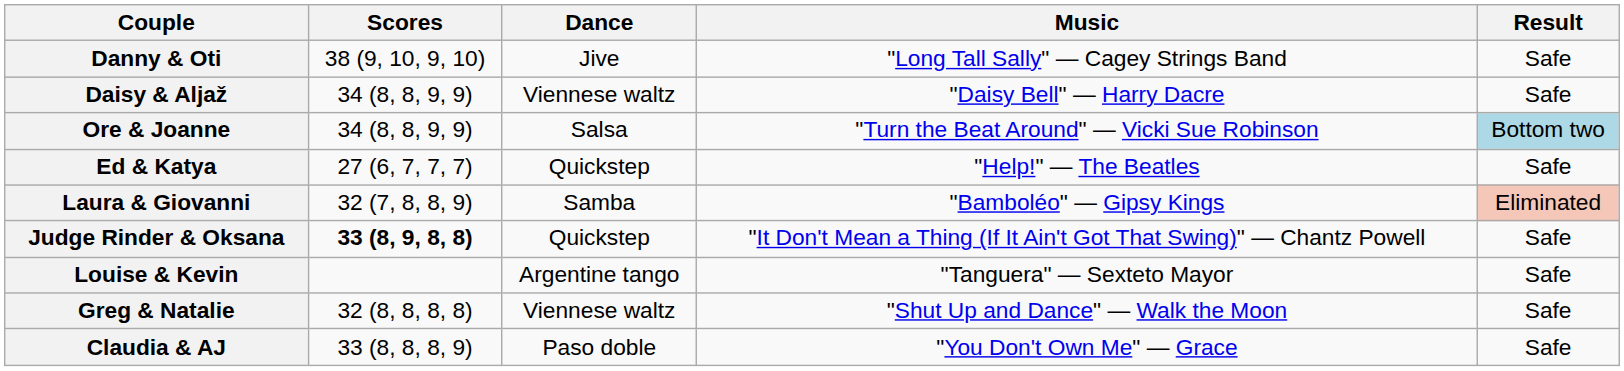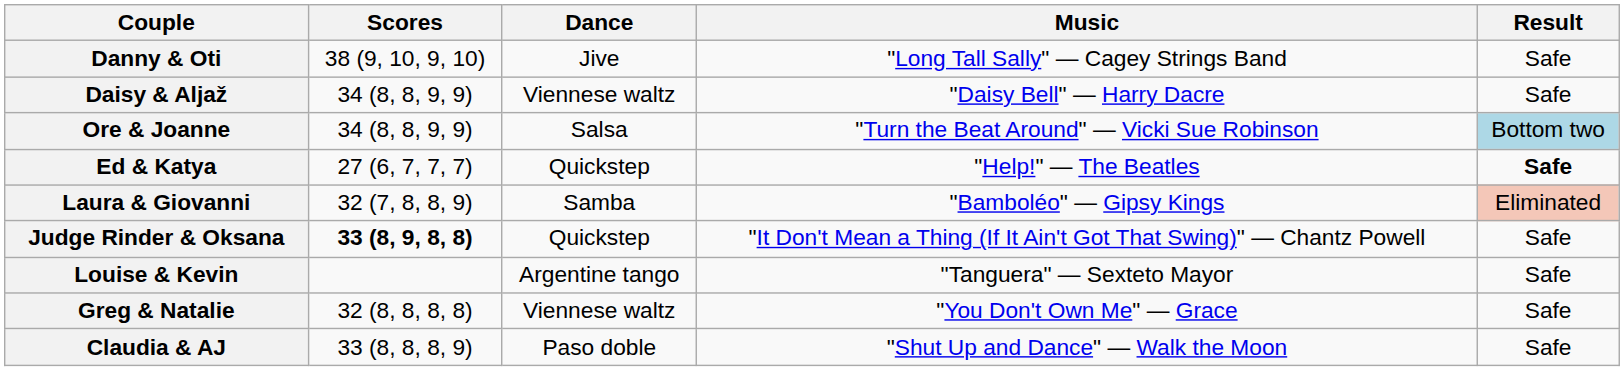(1548, 166) normal -> (1548, 166) bold
(1087, 310) "Shut Up and Dance" — Walk the Moon -> (1087, 310) "You Don't Own Me" — Grace
(1087, 346) "You Don't Own Me" — Grace -> (1087, 346) "Shut Up and Dance" — Walk the Moon
